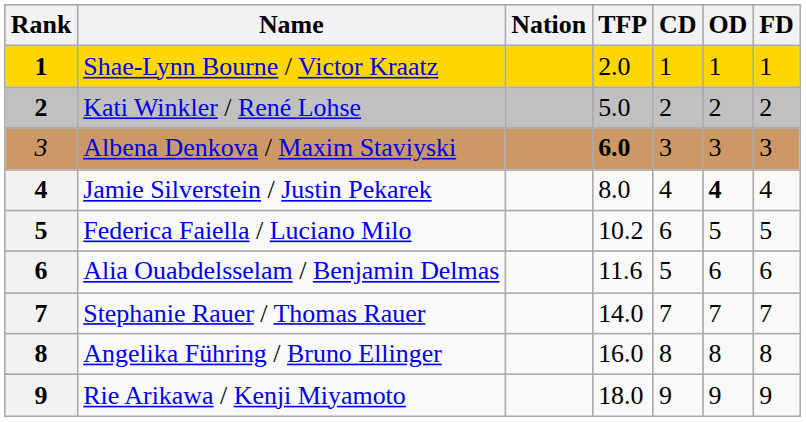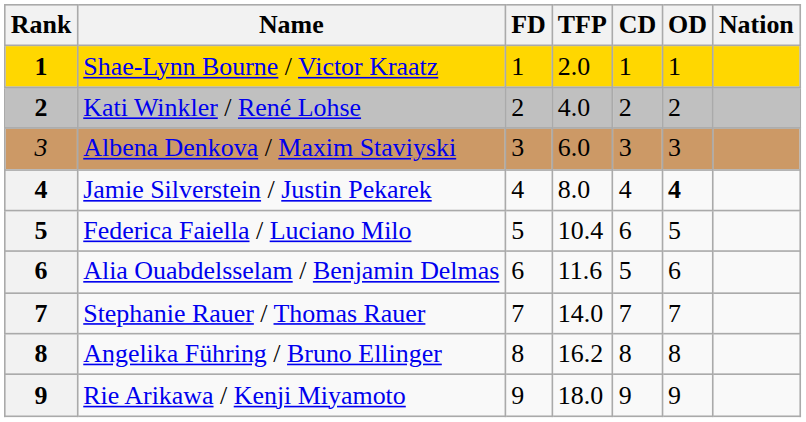columns swapped: (549, 25) <-> (777, 25)
(614, 107) 5.0 -> (574, 107) 4.0
(614, 148) bold -> (574, 148) normal
(621, 230) 10.2 -> (580, 230) 10.4
(621, 353) 16.0 -> (580, 353) 16.2
